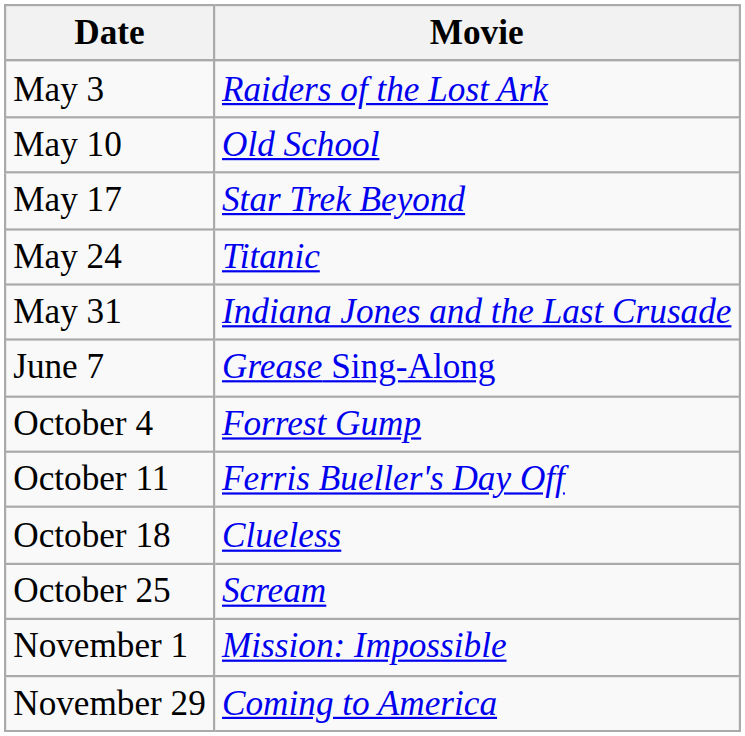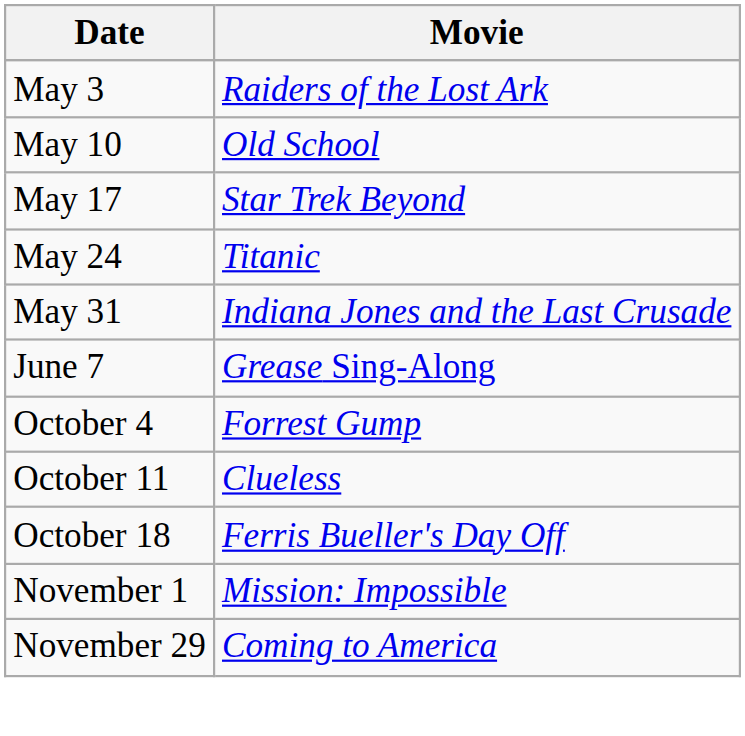(393, 479) Ferris Bueller's Day Off -> (282, 479) Clueless
(282, 534) Clueless -> (393, 534) Ferris Bueller's Day Off
- row: (92, 590)
